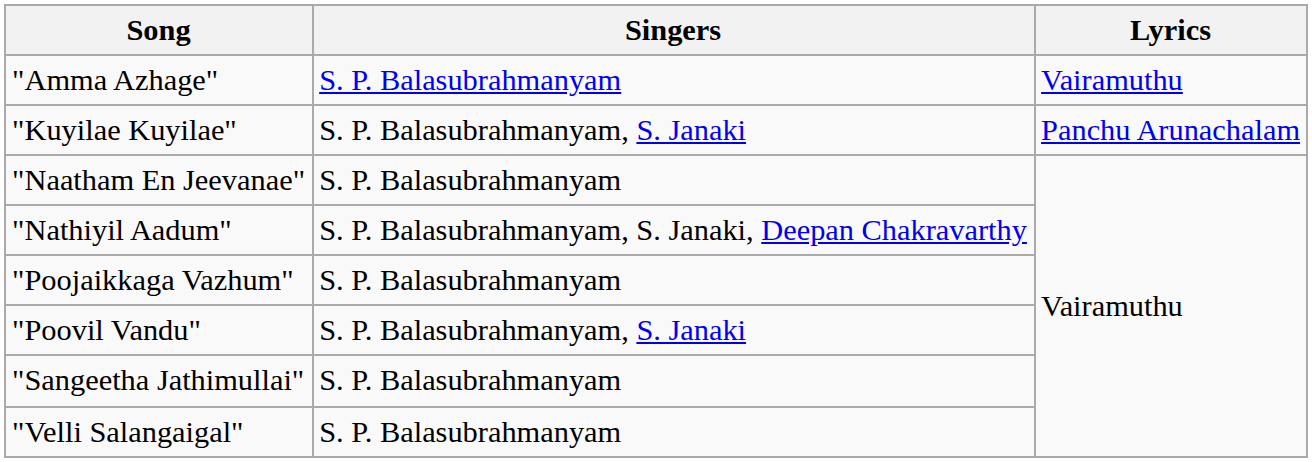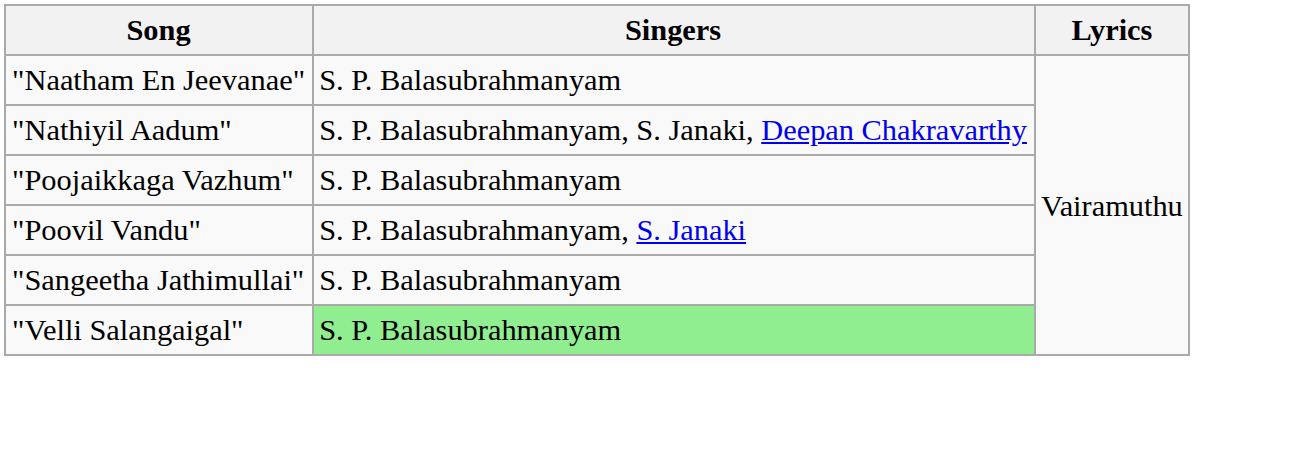- row: (115, 79)
- row: (124, 130)
(470, 430) no background -> (470, 330) lightgreen background
